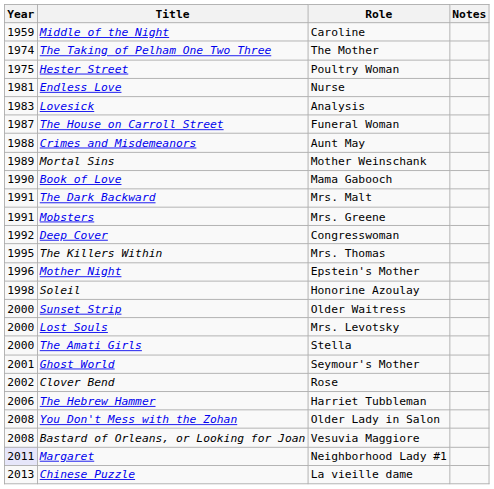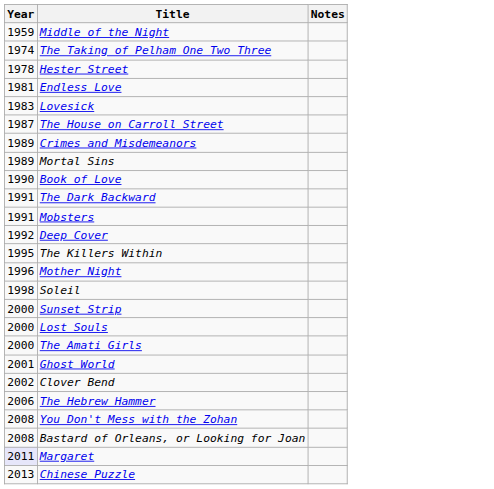- column: (379, 14)
(21, 69) 1975 -> (21, 69) 1978
(21, 143) 1988 -> (21, 143) 1989
